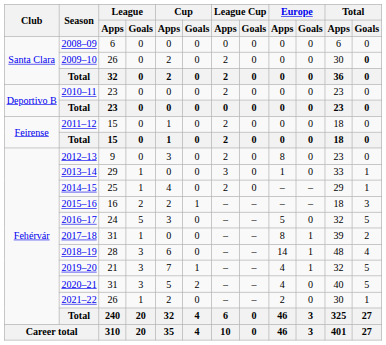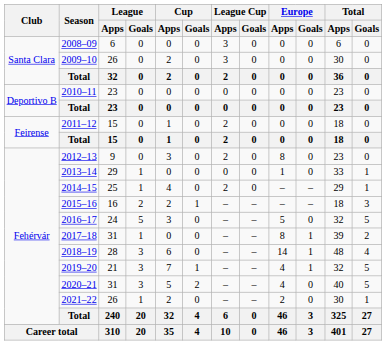(225, 44) 0 -> (225, 44) 3
(225, 60) 2 -> (225, 60) 3
(367, 60) bold -> (367, 60) normal
(225, 92) 2 -> (225, 92) 0
(225, 172) 3 -> (225, 172) 0
